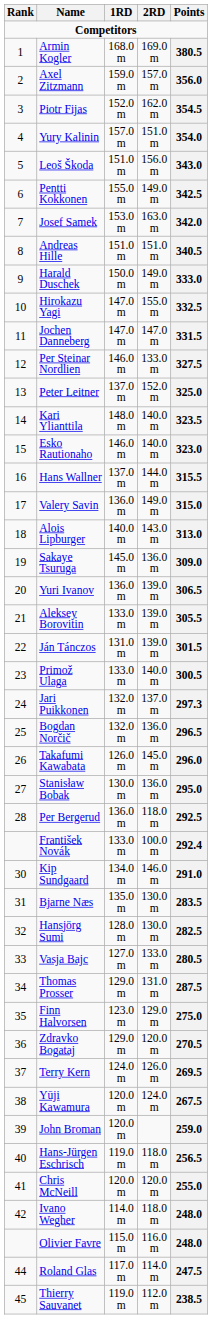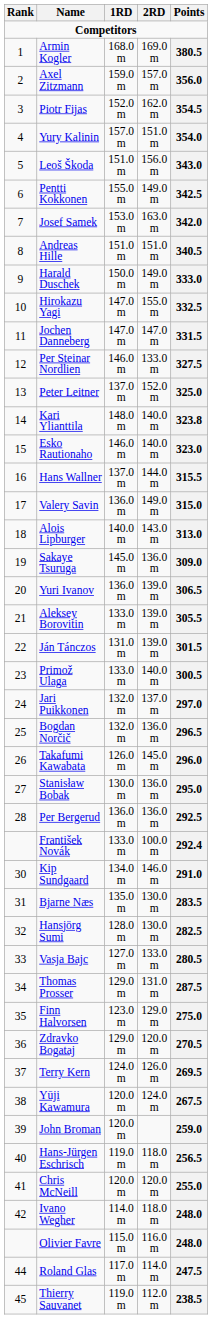(189, 420) 323.5 -> (189, 420) 323.8
(189, 704) 297.3 -> (189, 704) 297.0
(154, 817) 118.0 m -> (154, 817) 136.0 m
